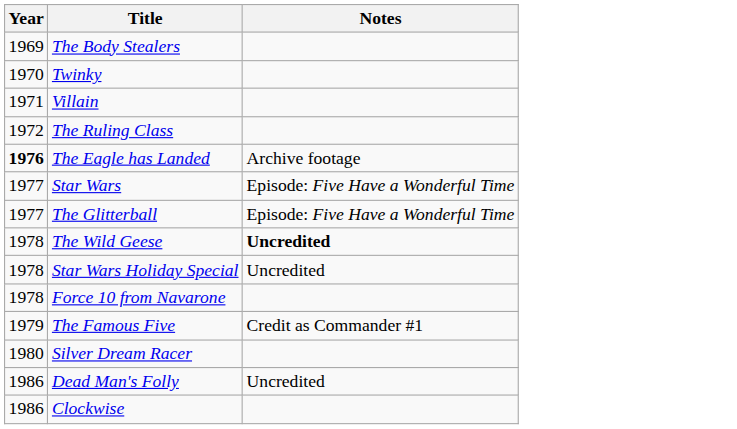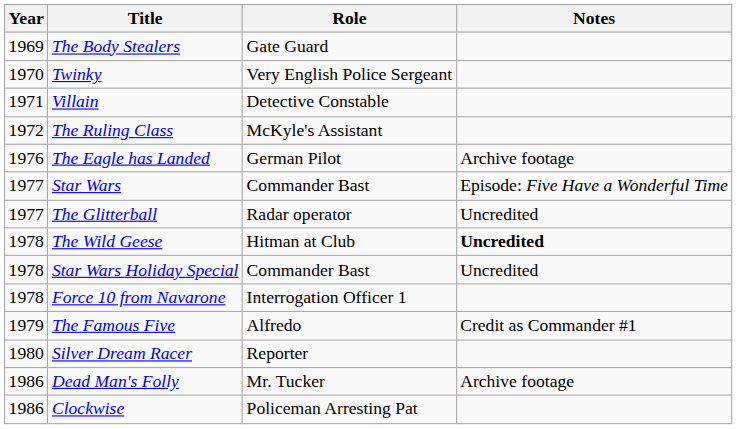+ column: (349, 18)
(26, 158) bold -> (26, 158) normal
(380, 213) Episode: Five Have a Wonderful Time -> (499, 213) Uncredited
(286, 381) Uncredited -> (517, 381) Archive footage
